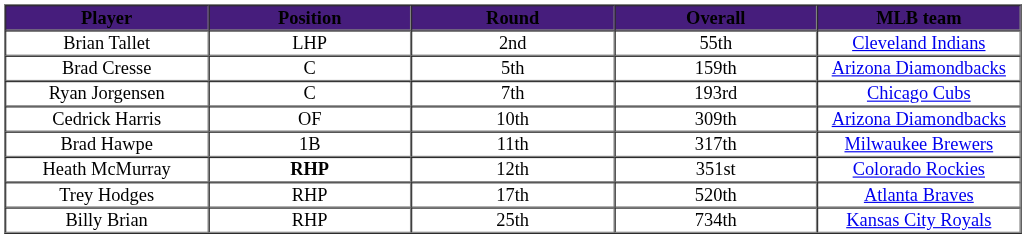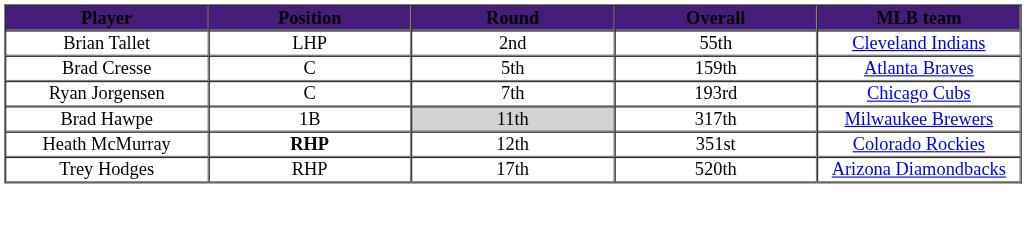(919, 68) Arizona Diamondbacks -> (919, 68) Atlanta Braves
- row: (107, 118)
(513, 144) no background -> (513, 118) lightgrey background
(919, 194) Atlanta Braves -> (919, 169) Arizona Diamondbacks
- row: (107, 220)
